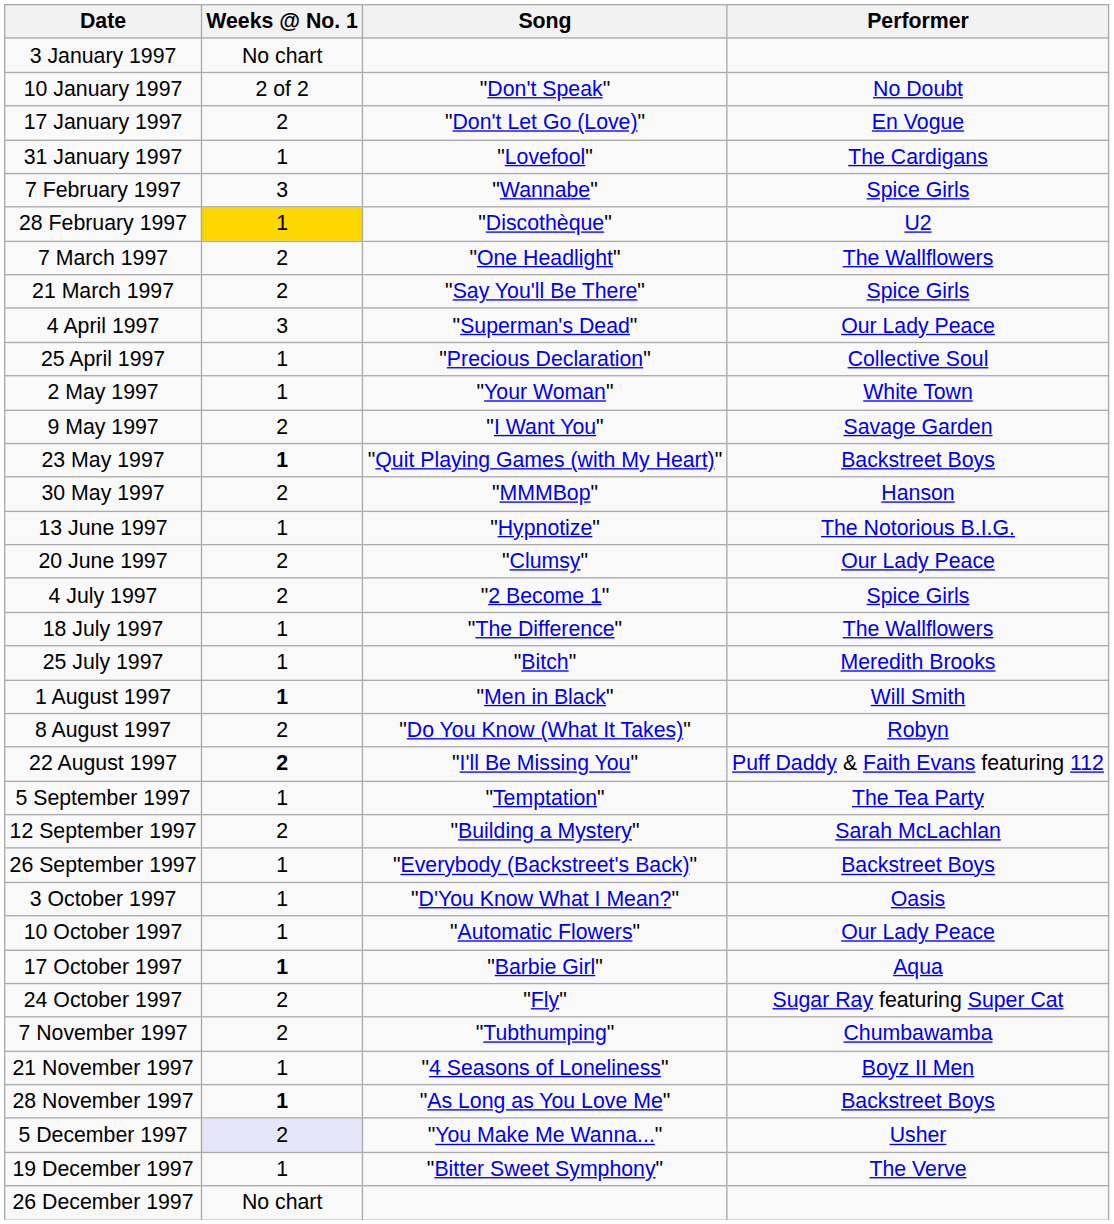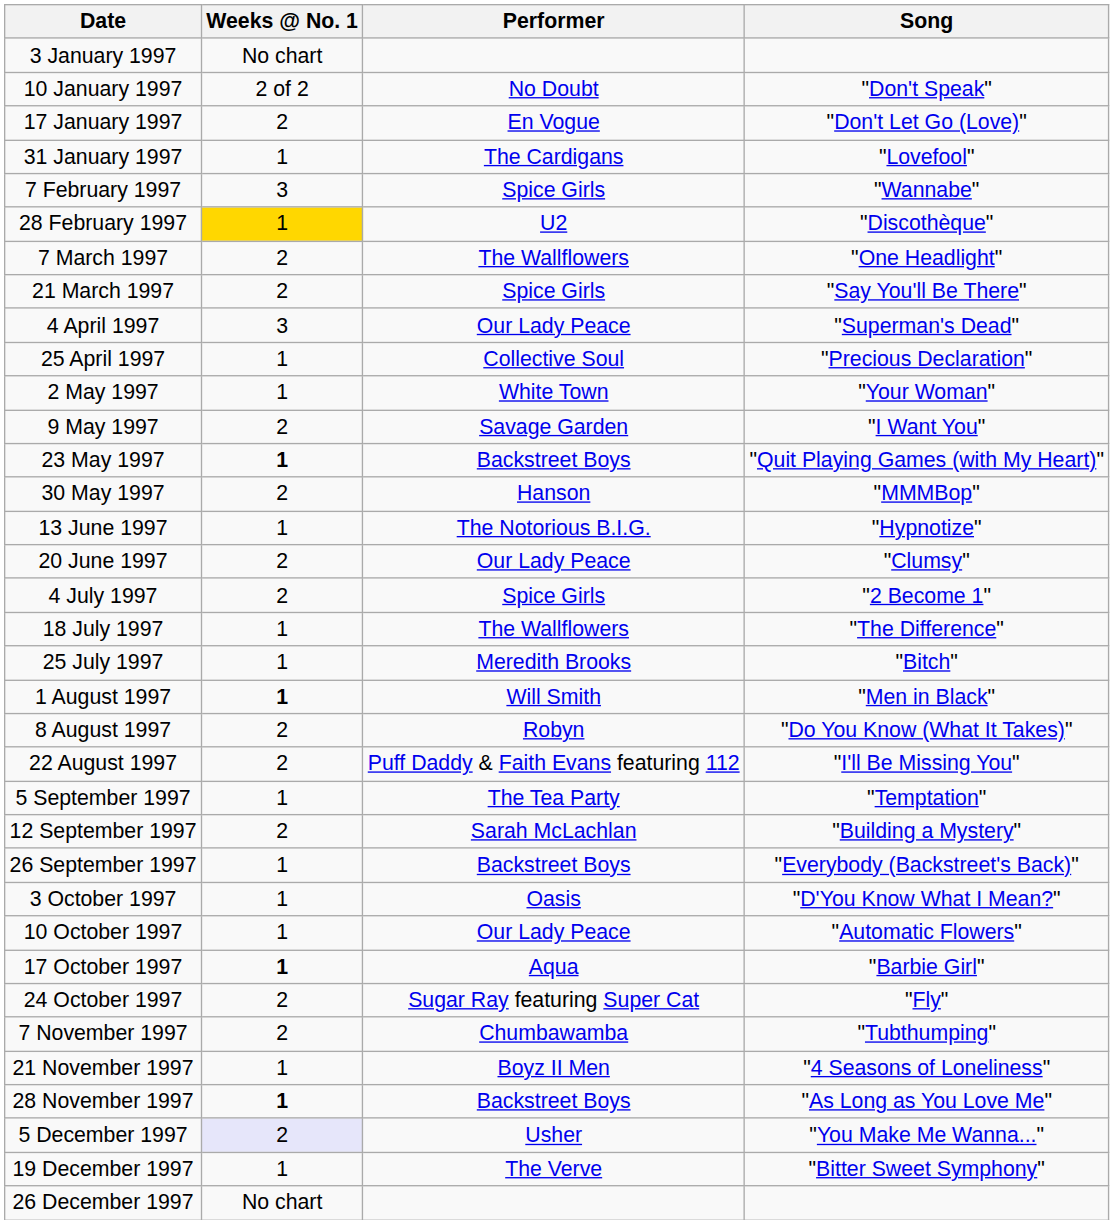columns swapped: (545, 21) <-> (918, 21)
(282, 763) bold -> (282, 763) normal
